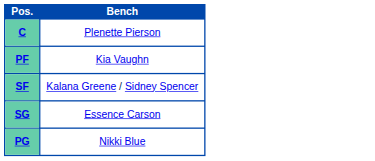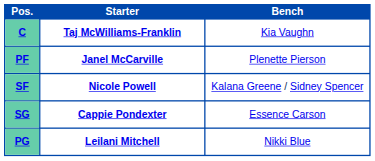+ column: (122, 11)
(122, 32) Plenette Pierson -> (287, 32) Kia Vaughn
(122, 60) Kia Vaughn -> (287, 60) Plenette Pierson
